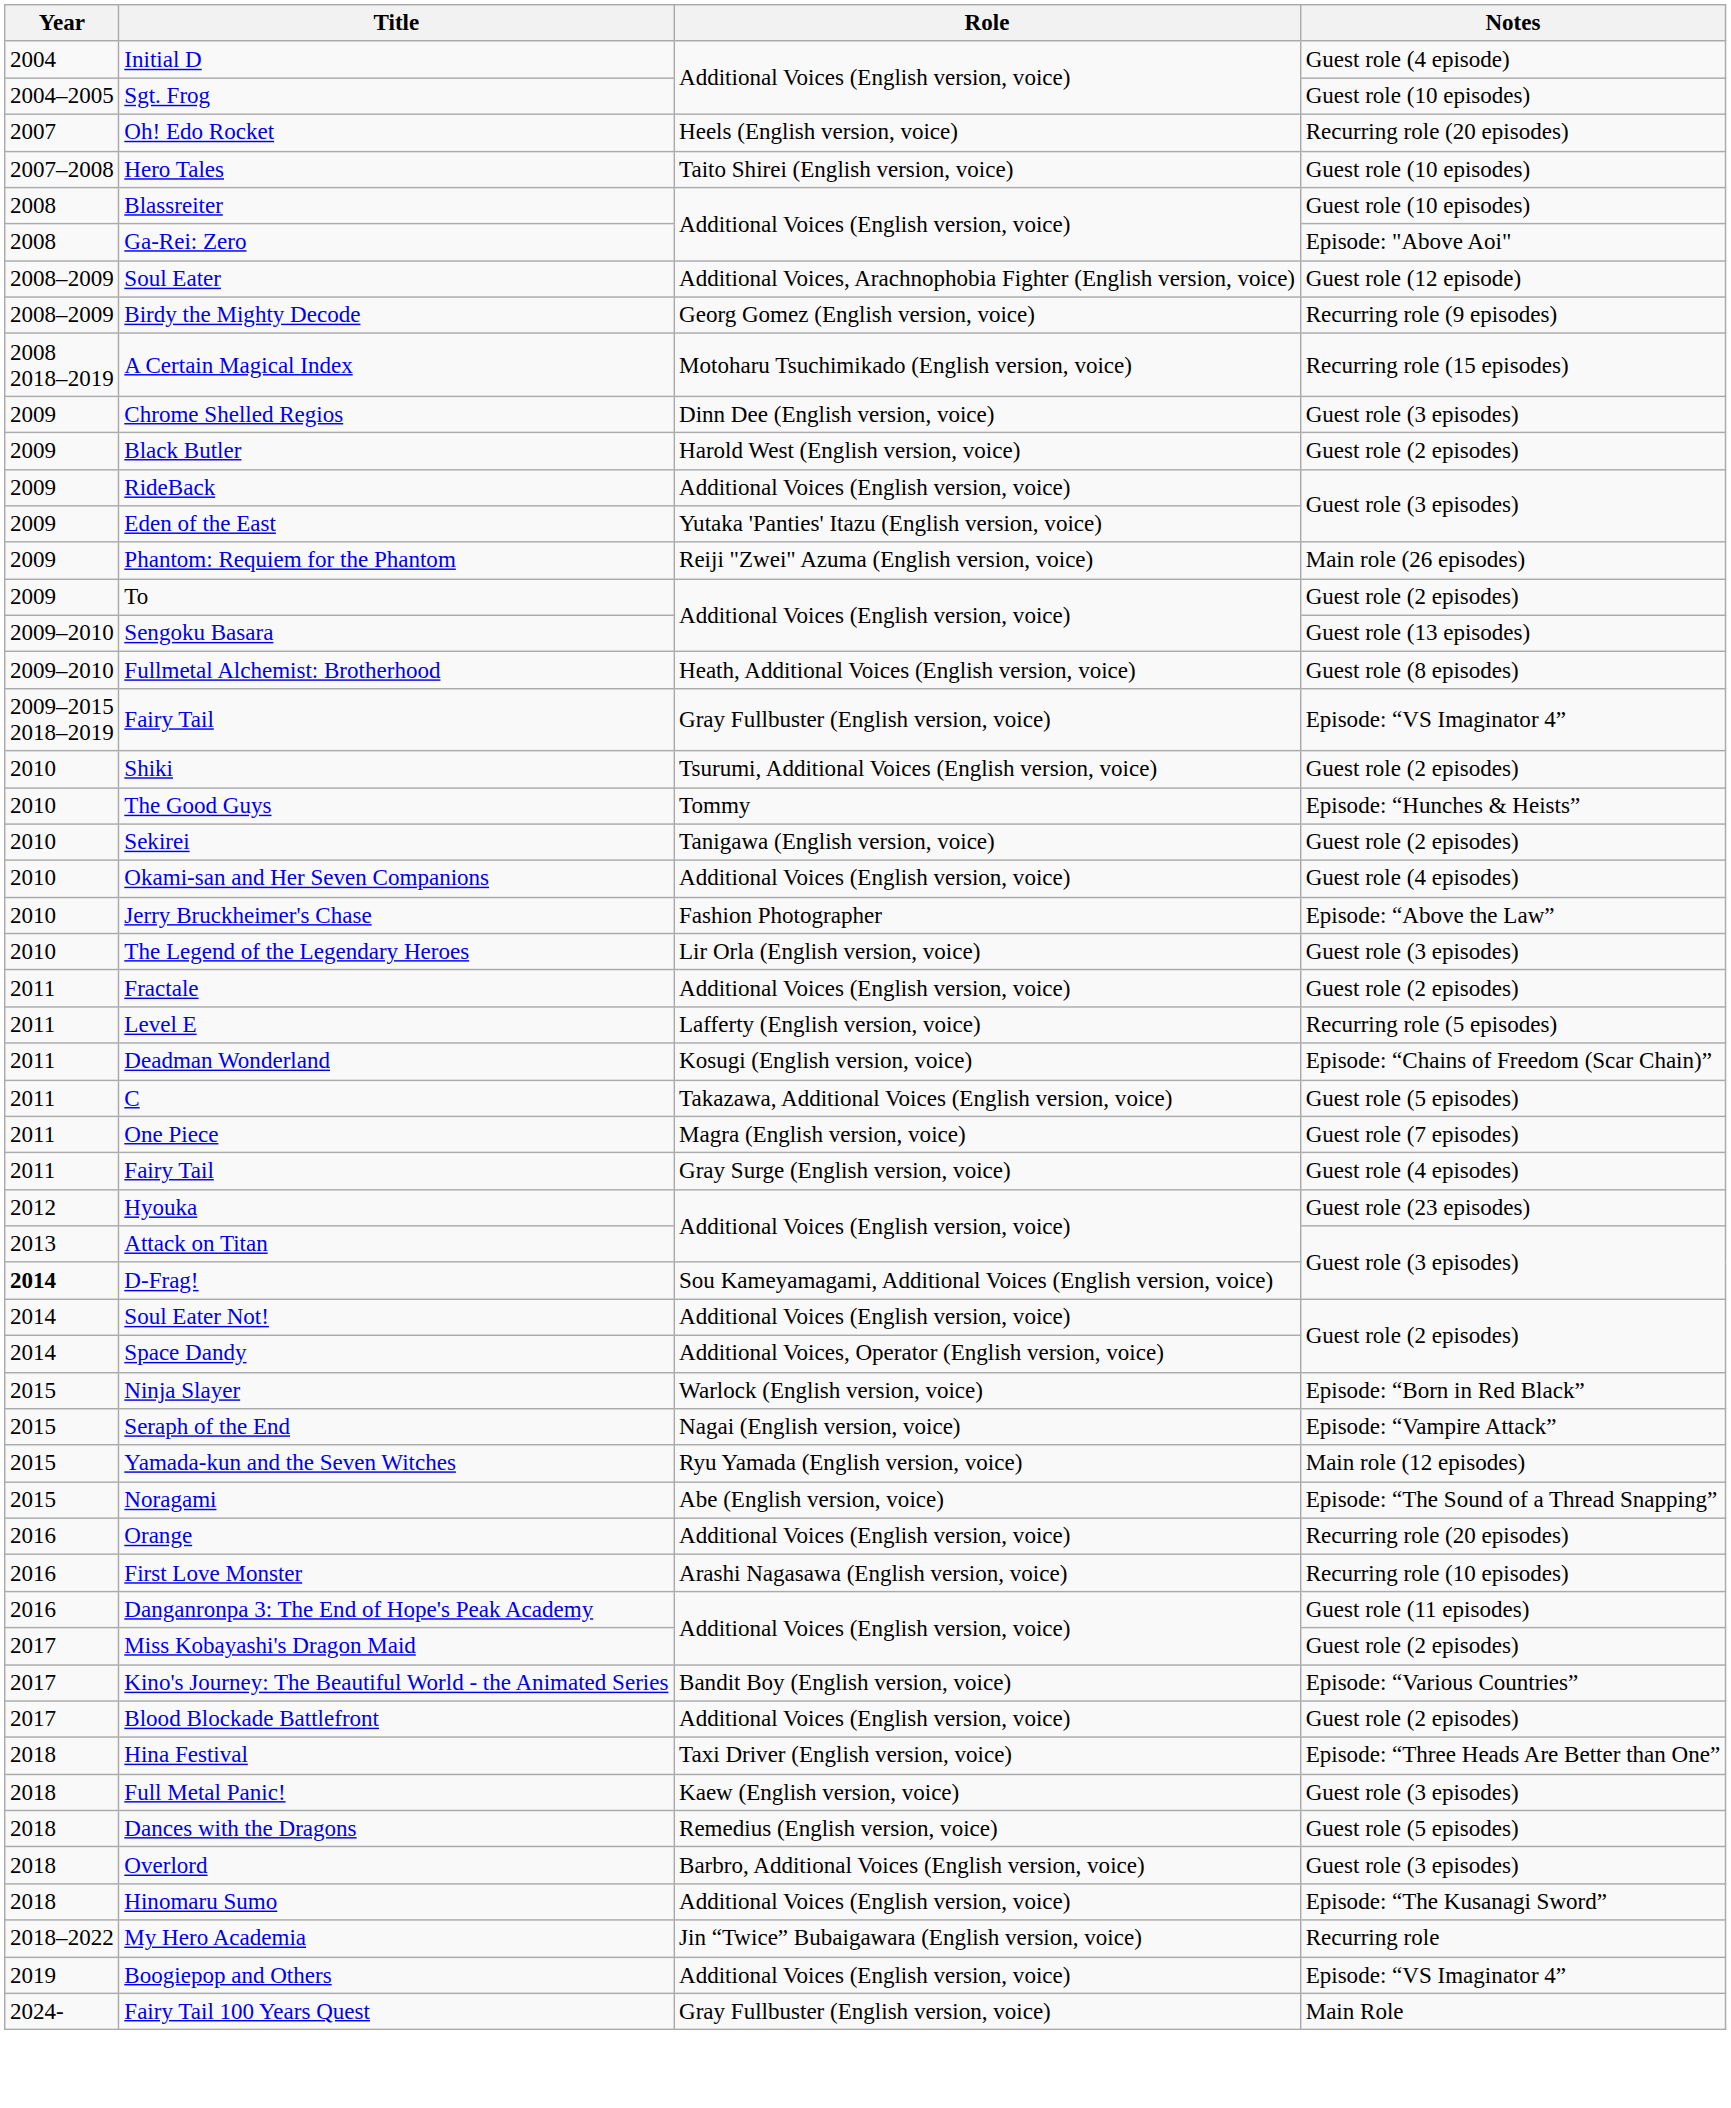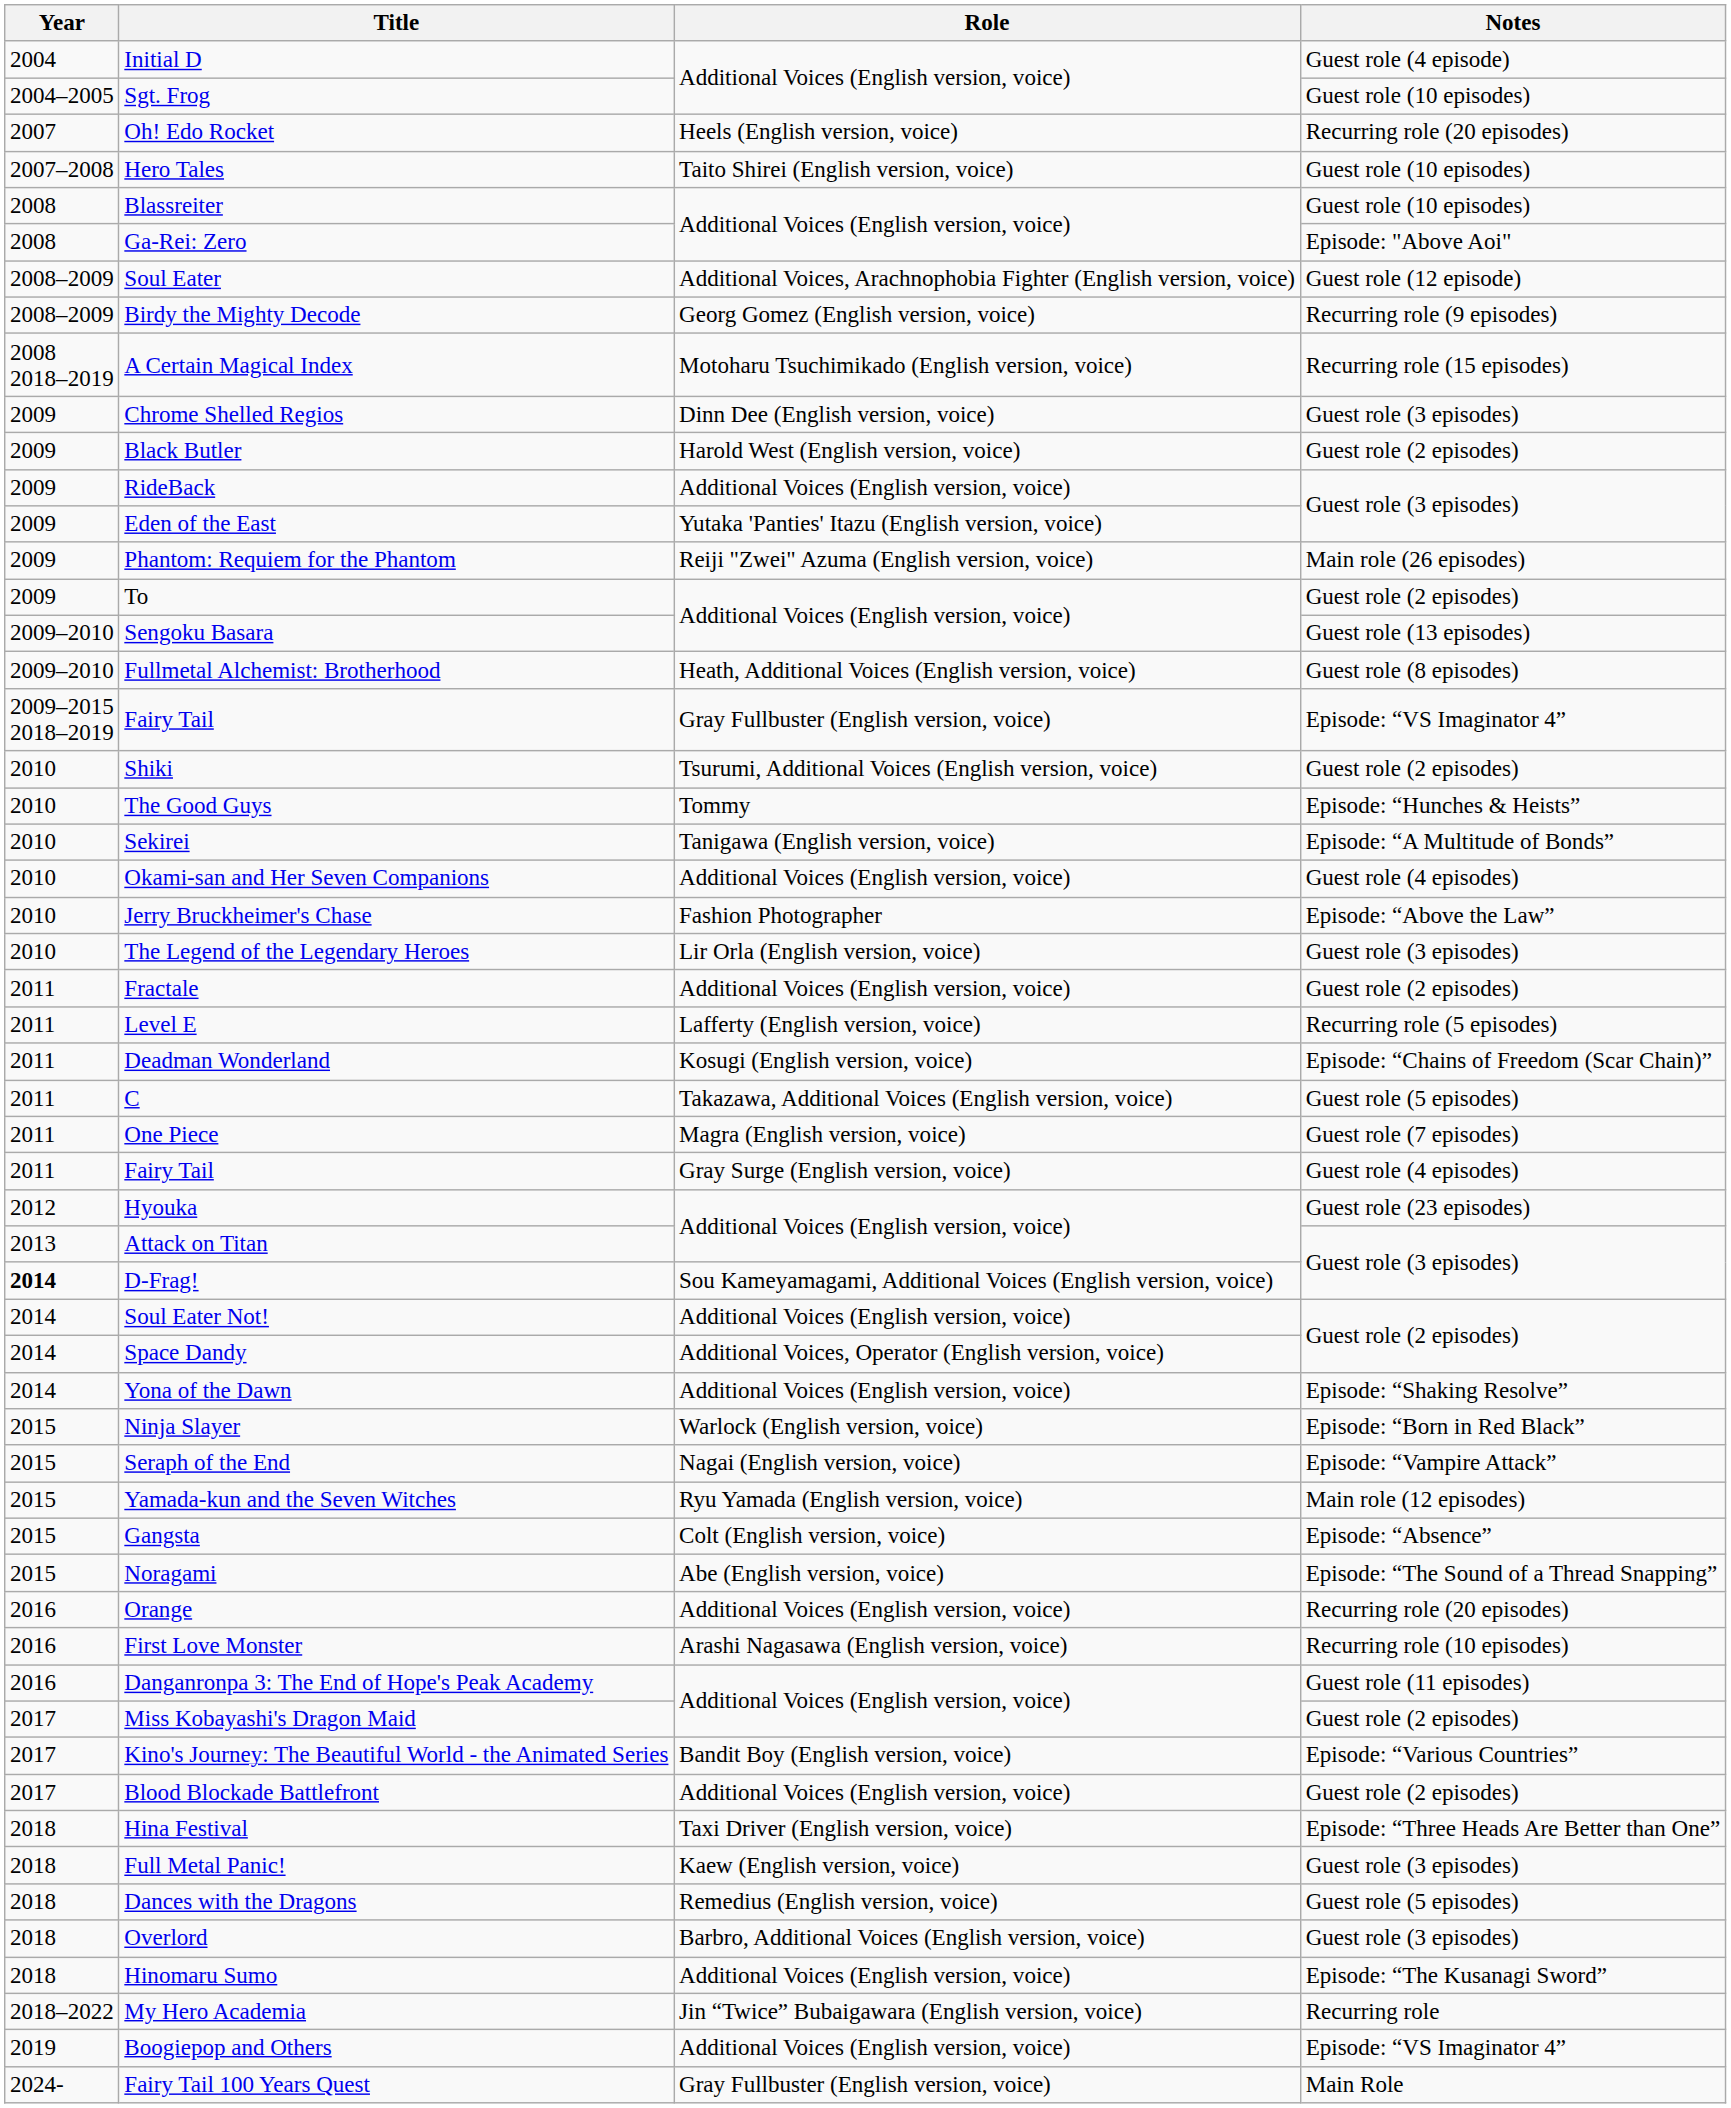(1412, 841) Guest role (2 episodes) -> (1460, 841) Episode: “A Multitude of Bonds”
+ row: (208, 1390)
+ row: (162, 1536)
